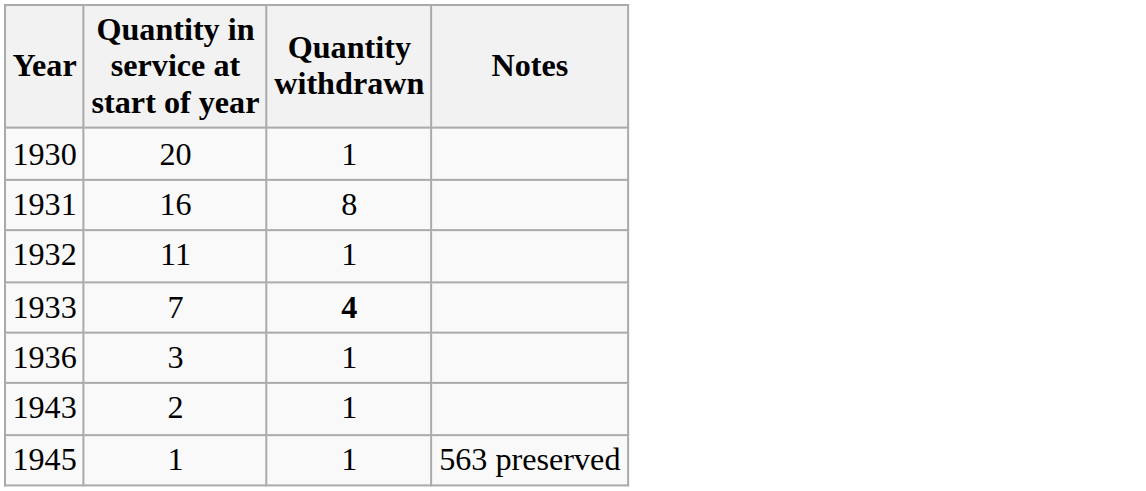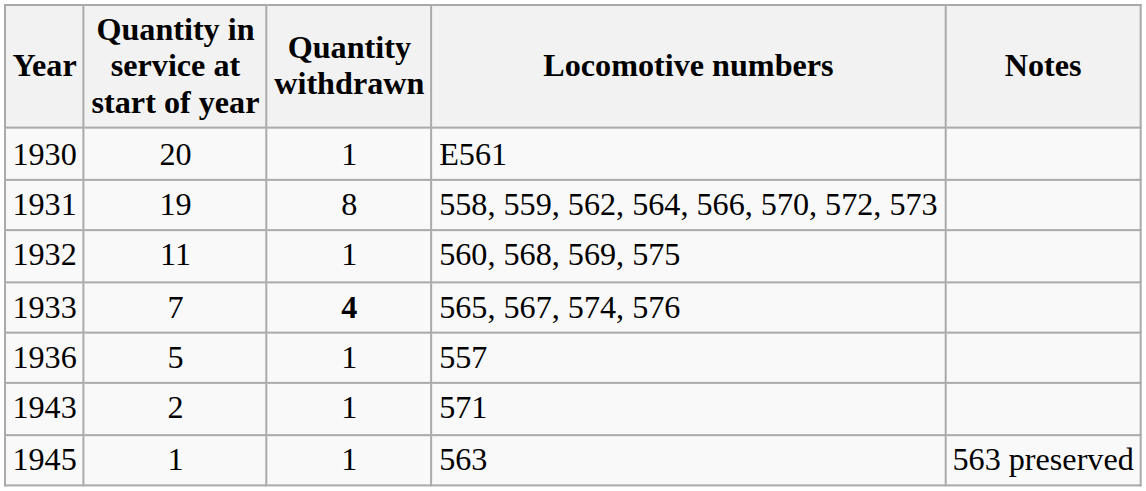+ column: (688, 66)
(175, 204) 16 -> (175, 204) 19
(175, 357) 3 -> (175, 357) 5
